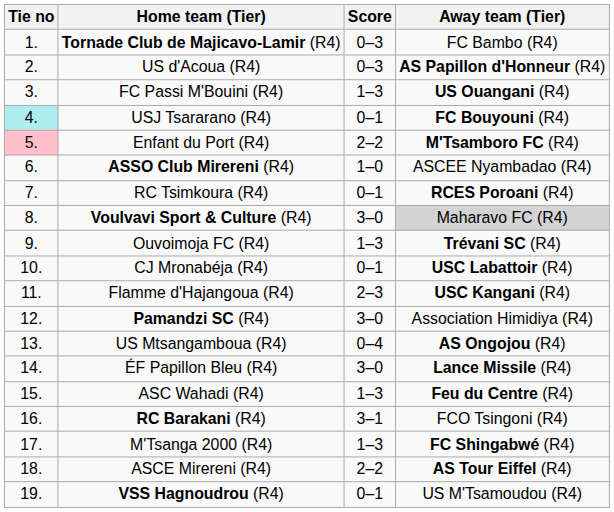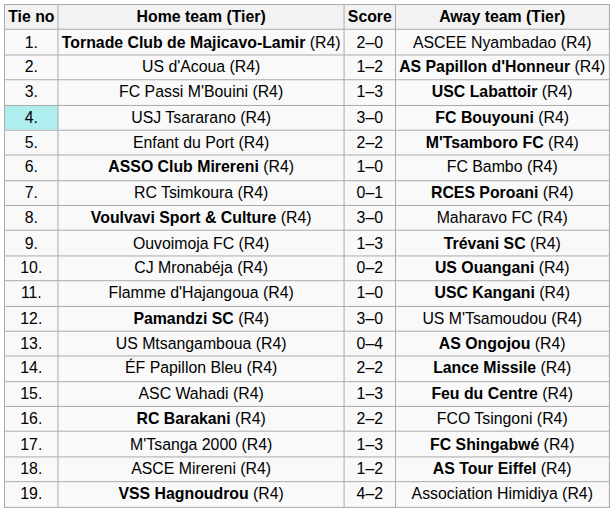(370, 42) 0–3 -> (370, 42) 2–0
(502, 42) FC Bambo (R4) -> (502, 42) ASCEE Nyambadao (R4)
(370, 67) 0–3 -> (370, 67) 1–2
(502, 92) US Ouangani (R4) -> (502, 92) USC Labattoir (R4)
(370, 117) 0–1 -> (370, 117) 3–0
(31, 142) pink background -> (31, 142) no background
(502, 167) ASCEE Nyambadao (R4) -> (502, 167) FC Bambo (R4)
(502, 218) lightgrey background -> (502, 218) no background
(370, 268) 0–1 -> (370, 268) 0–2
(502, 268) USC Labattoir (R4) -> (502, 268) US Ouangani (R4)
(370, 293) 2–3 -> (370, 293) 1–0
(502, 318) Association Himidiya (R4) -> (502, 318) US M'Tsamoudou (R4)
(370, 368) 3–0 -> (370, 368) 2–2
(370, 419) 3–1 -> (370, 419) 2–2
(370, 469) 2–2 -> (370, 469) 1–2
(370, 494) 0–1 -> (370, 494) 4–2
(502, 494) US M'Tsamoudou (R4) -> (502, 494) Association Himidiya (R4)
